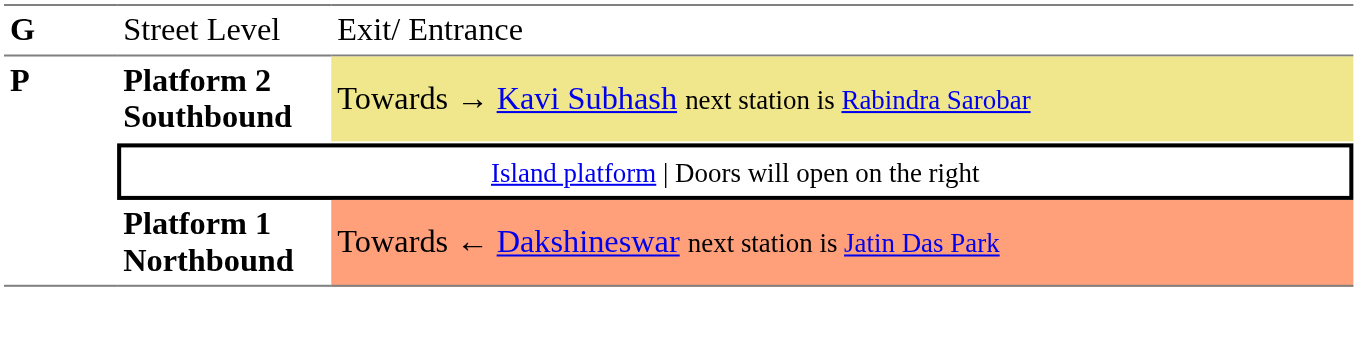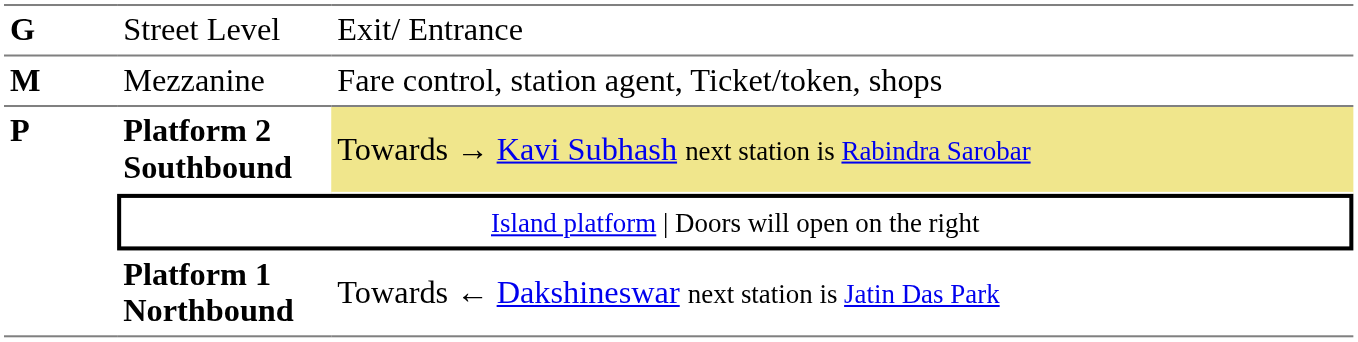+ row: (194, 80)
(668, 241) lightsalmon background -> (668, 292) no background
